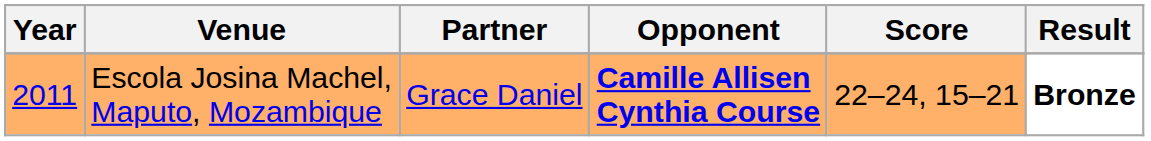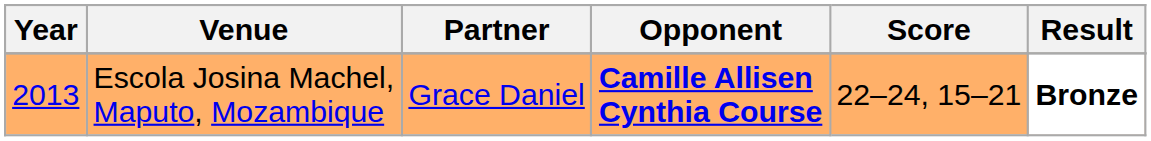(45, 94) 2011 -> (46, 94) 2013
